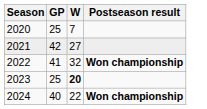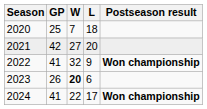+ column: (92, 12)
(55, 79) 25 -> (55, 79) 26
(55, 96) 40 -> (55, 96) 41
